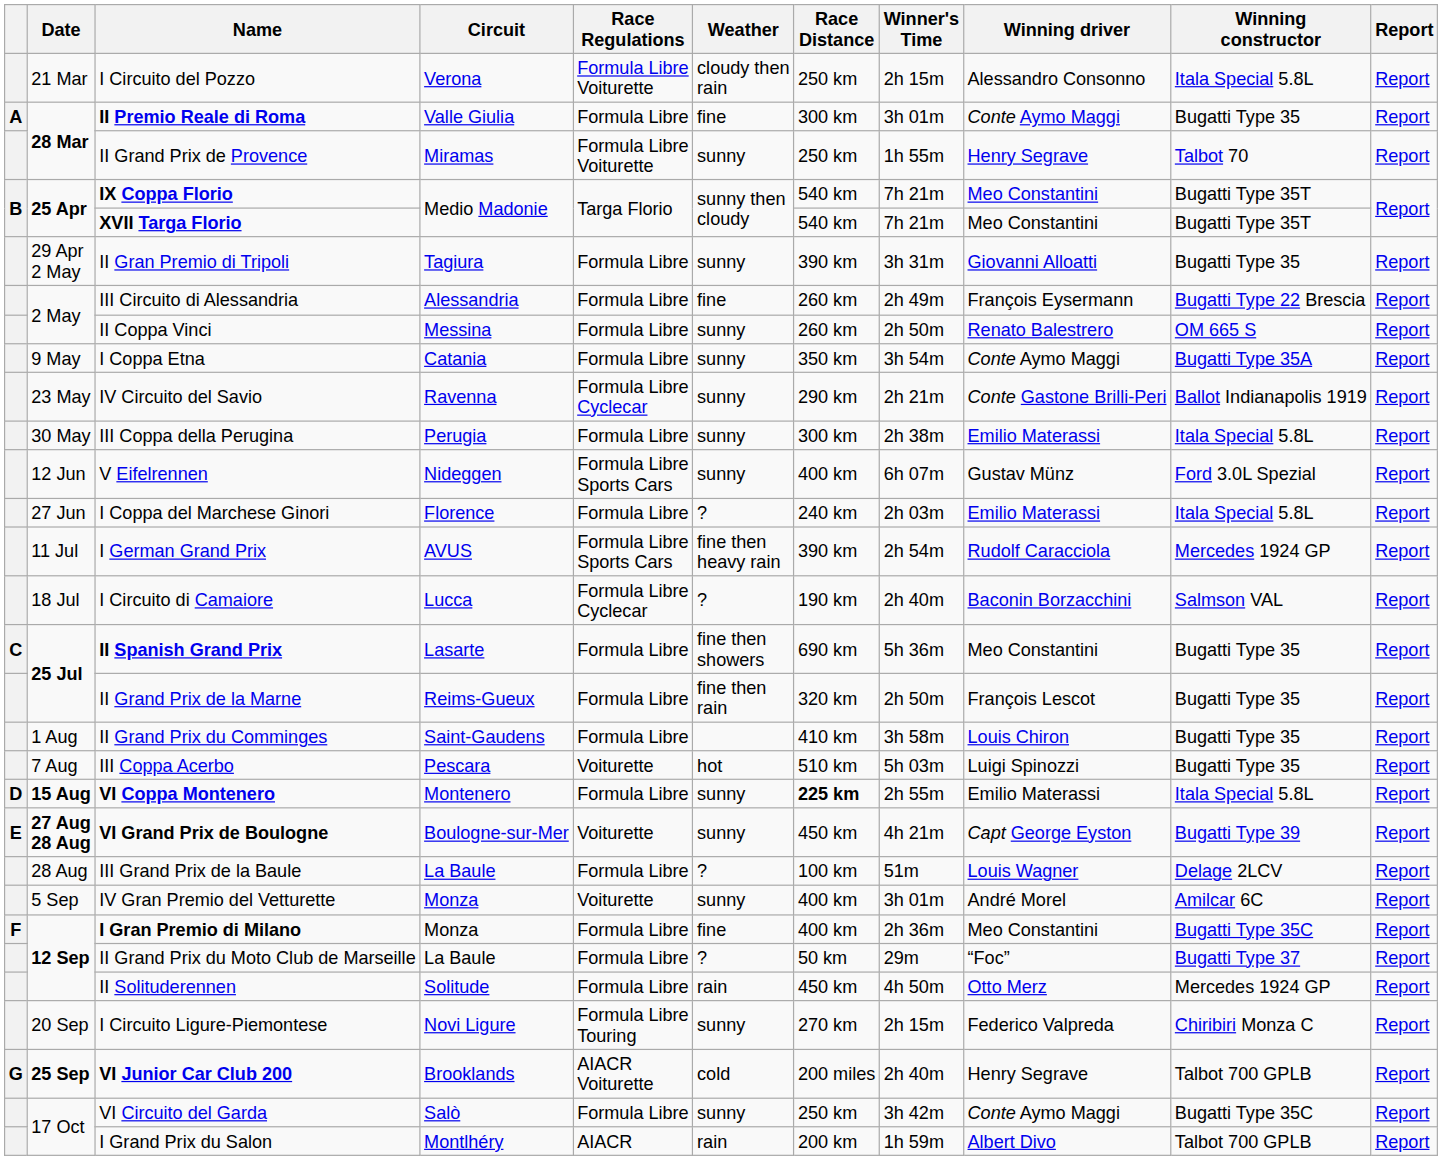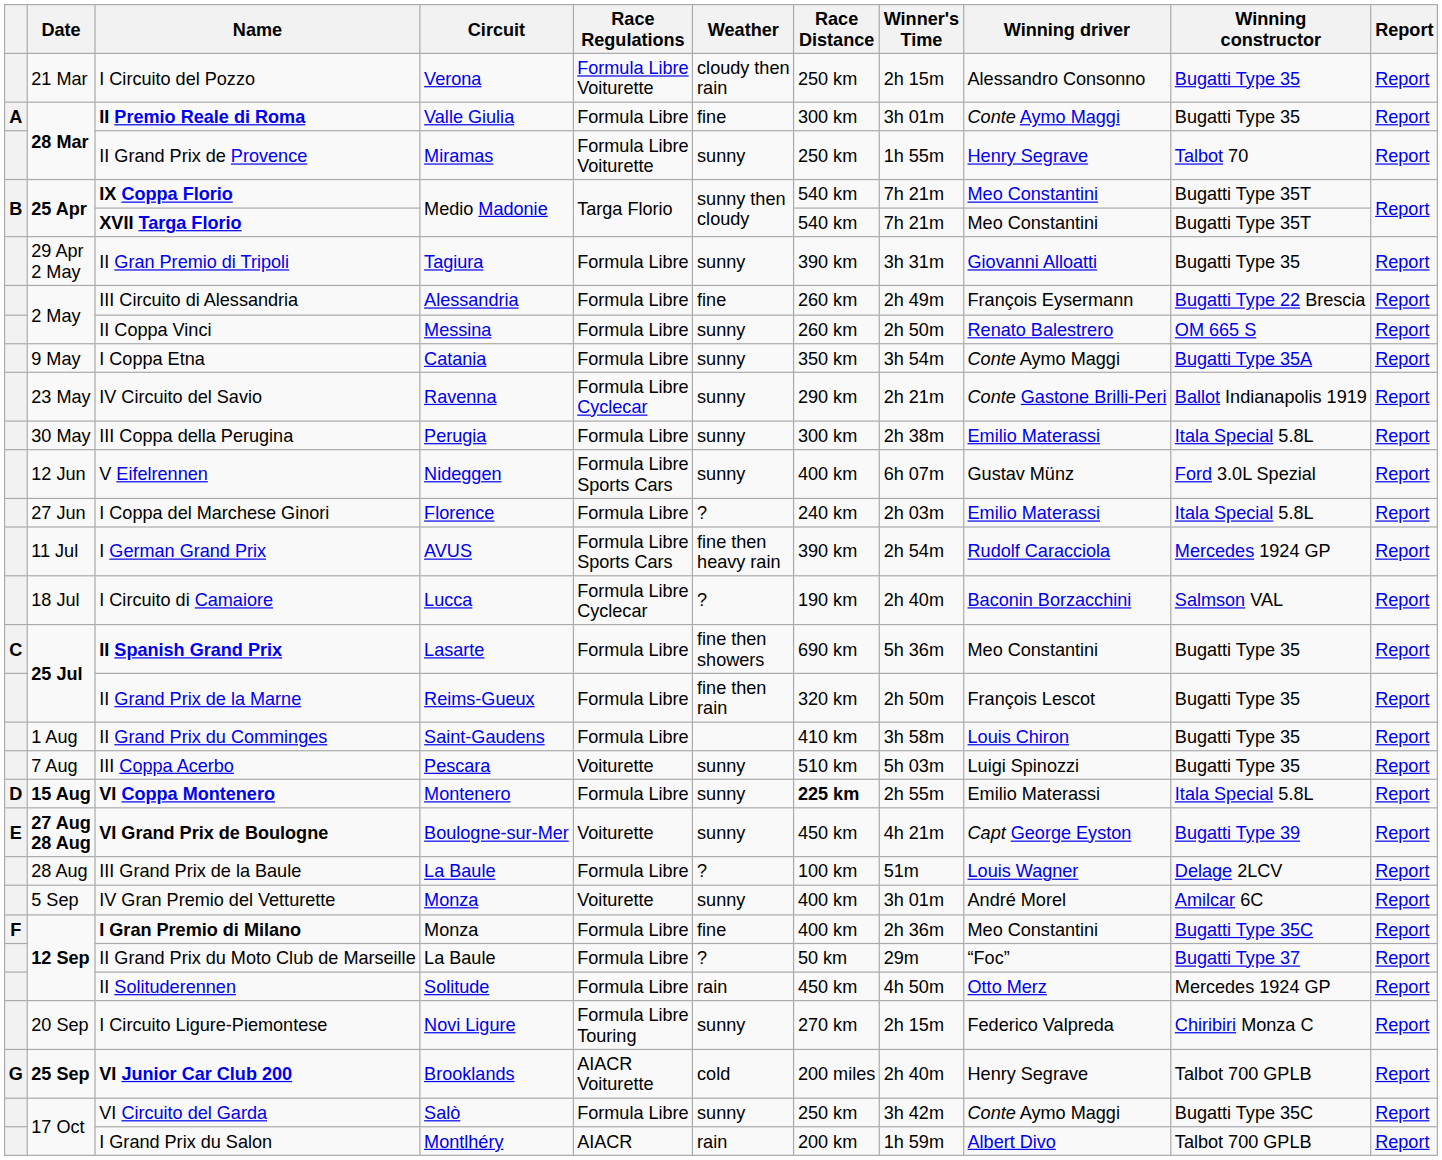(1244, 78) Itala Special 5.8L -> (1237, 78) Bugatti Type 35
(710, 765) hot -> (721, 765) sunny
